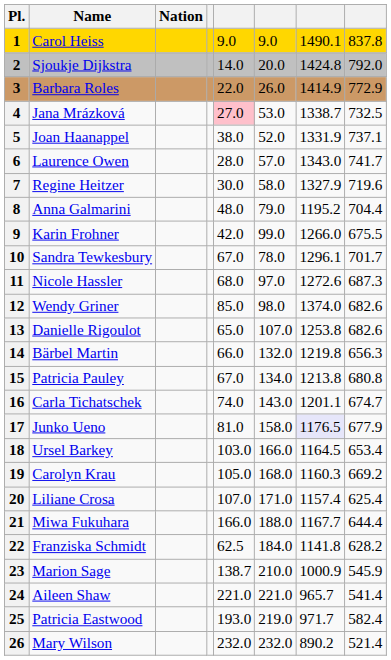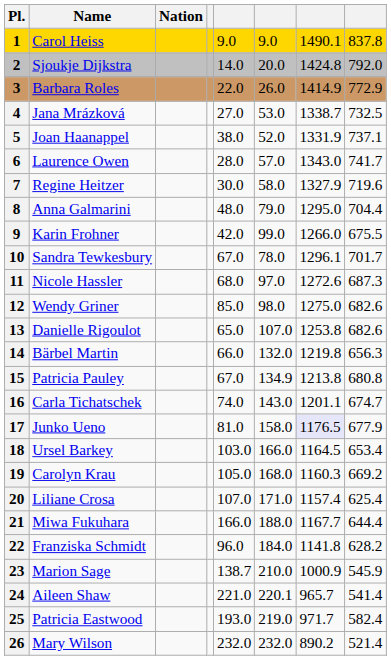(230, 112) pink background -> (230, 112) no background
(320, 209) 1195.2 -> (320, 209) 1295.0
(320, 305) 1374.0 -> (320, 305) 1275.0
(275, 378) 134.0 -> (275, 378) 134.9
(230, 546) 62.5 -> (230, 546) 96.0
(275, 595) 221.0 -> (275, 595) 220.1
